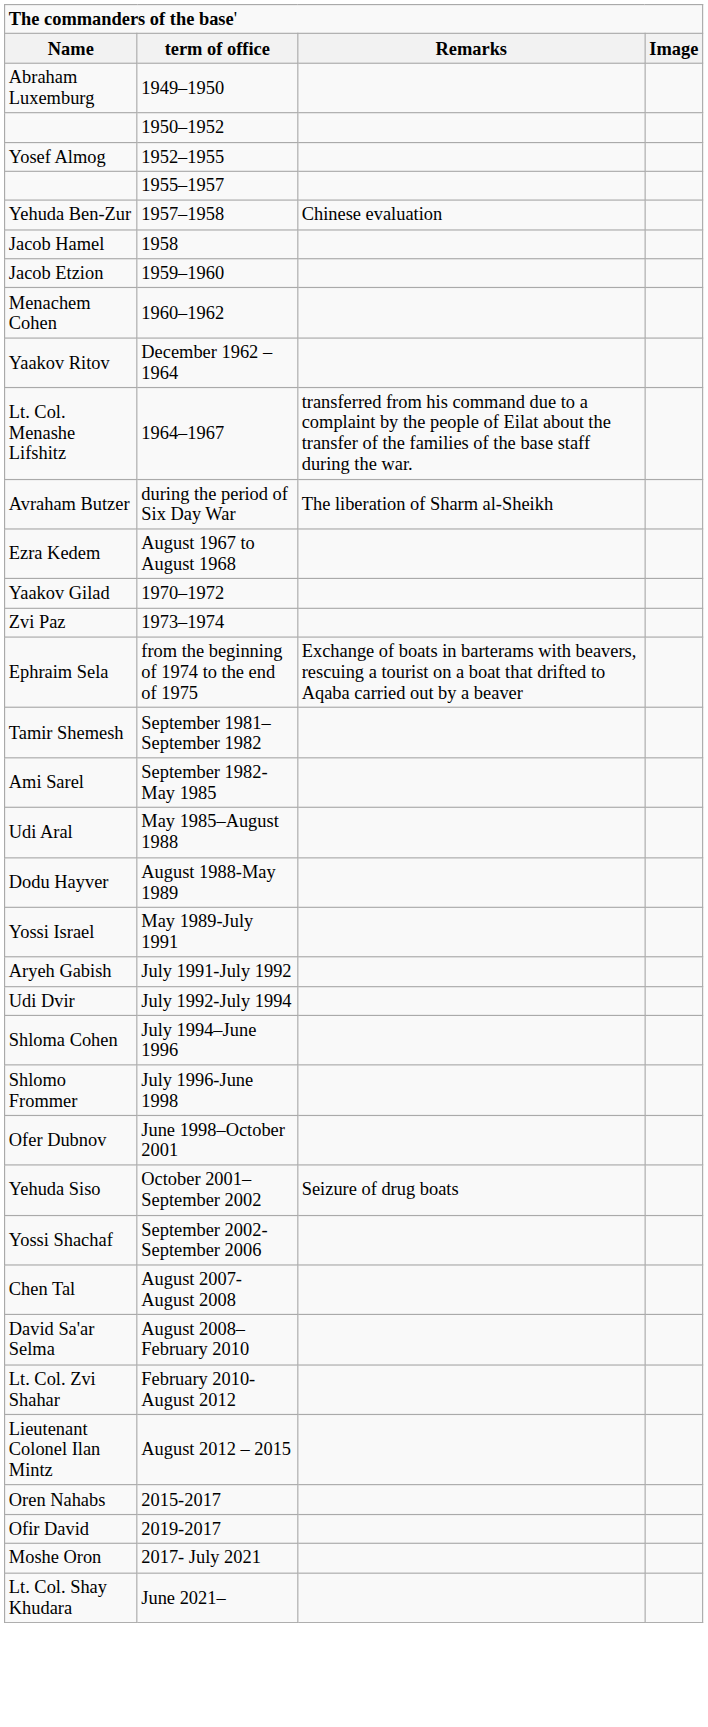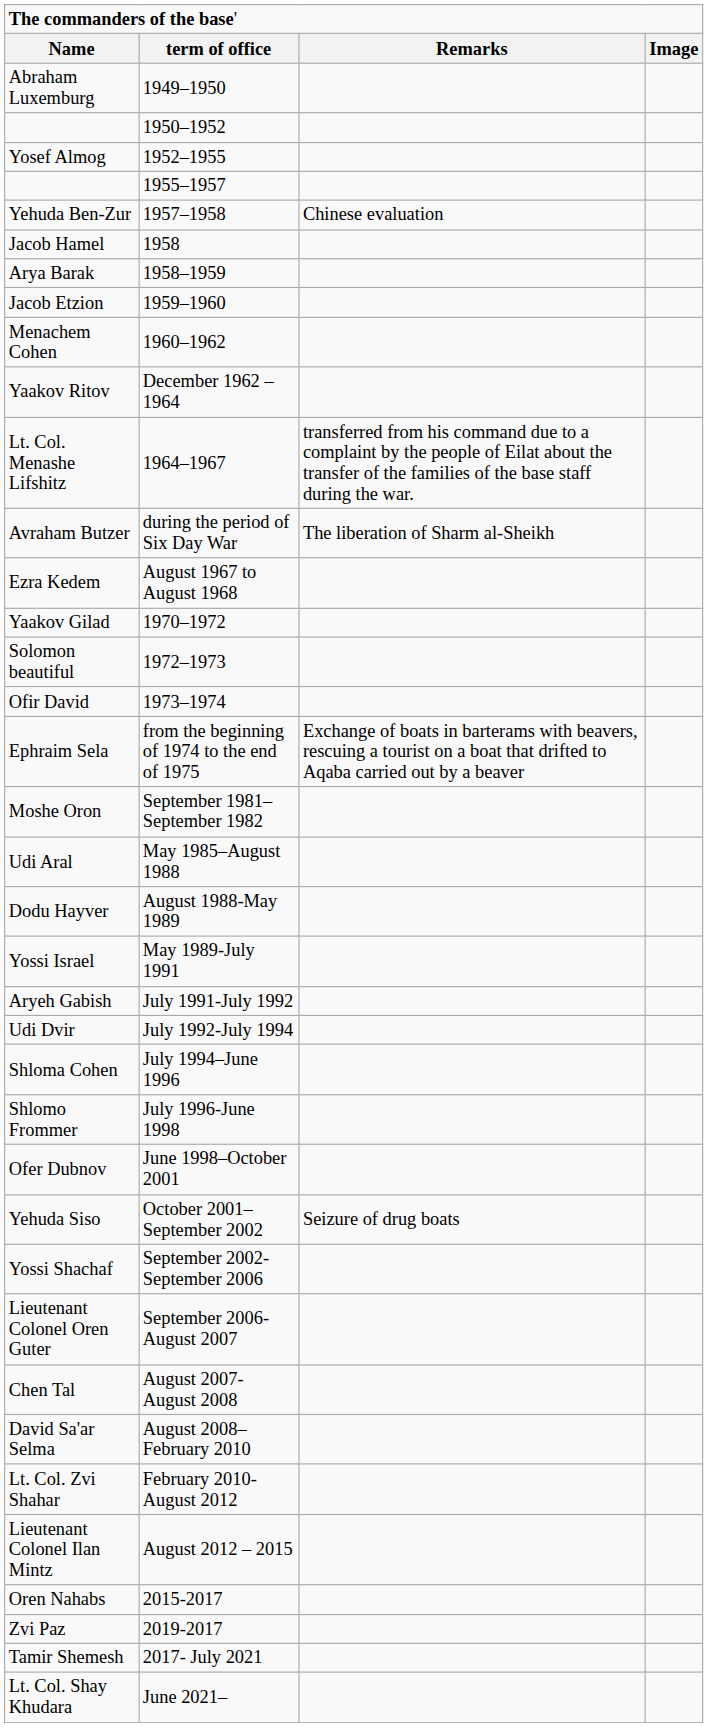+ row: (184, 273)
+ row: (184, 661)
(37, 622) Zvi Paz -> (49, 701) Ofir David
(66, 732) Tamir Shemesh -> (55, 811) Moshe Oron
- row: (204, 782)
+ row: (206, 1329)
(49, 1528) Ofir David -> (37, 1628) Zvi Paz
(55, 1557) Moshe Oron -> (66, 1657) Tamir Shemesh
